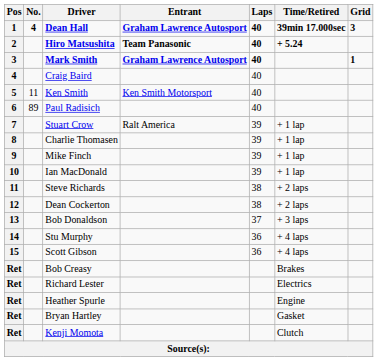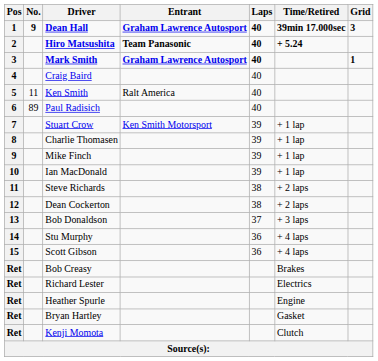(33, 28) 4 -> (33, 28) 9
(167, 92) Ken Smith Motorsport -> (149, 92) Ralt America
(149, 124) Ralt America -> (167, 124) Ken Smith Motorsport
